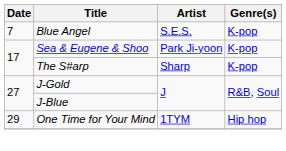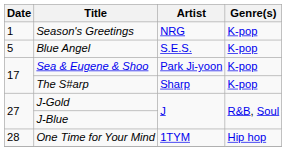+ row: (85, 31)
(10, 31) 7 -> (10, 48) 5
(13, 119) 29 -> (13, 137) 28
